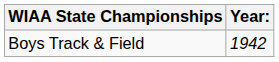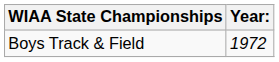(248, 43) 1942 -> (248, 43) 1972
